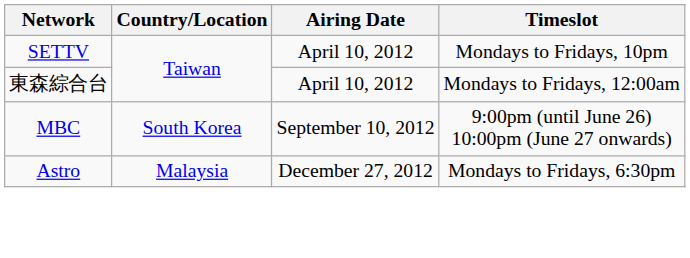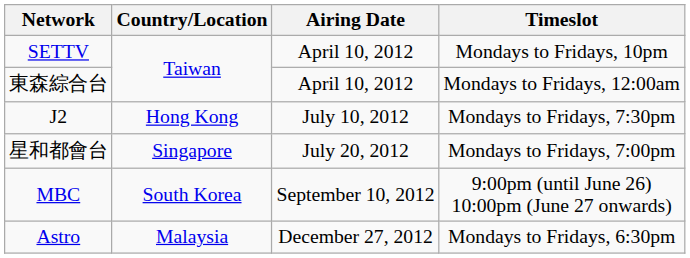+ row: (58, 117)
+ row: (58, 149)
